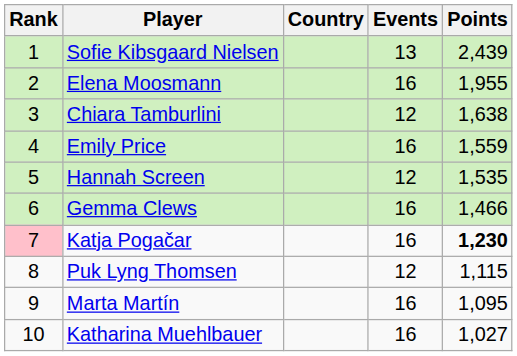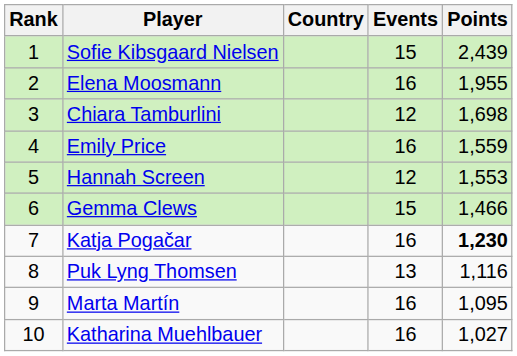(405, 51) 13 -> (405, 51) 15
(483, 114) 1,638 -> (483, 114) 1,698
(483, 177) 1,535 -> (483, 177) 1,553
(405, 209) 16 -> (405, 209) 15
(33, 240) pink background -> (33, 240) no background
(405, 271) 12 -> (405, 271) 13
(484, 271) 1,115 -> (484, 271) 1,116
